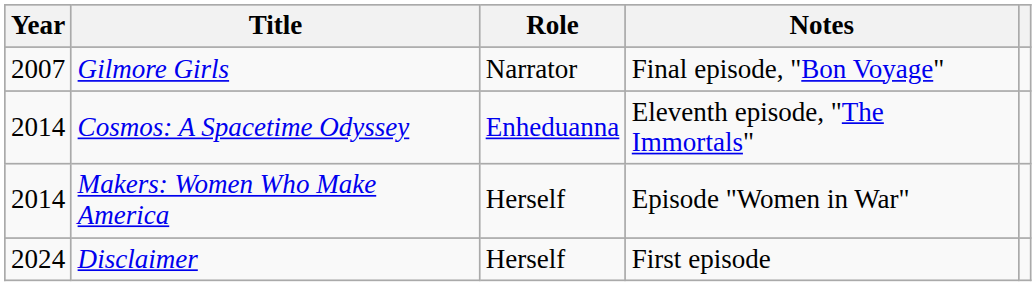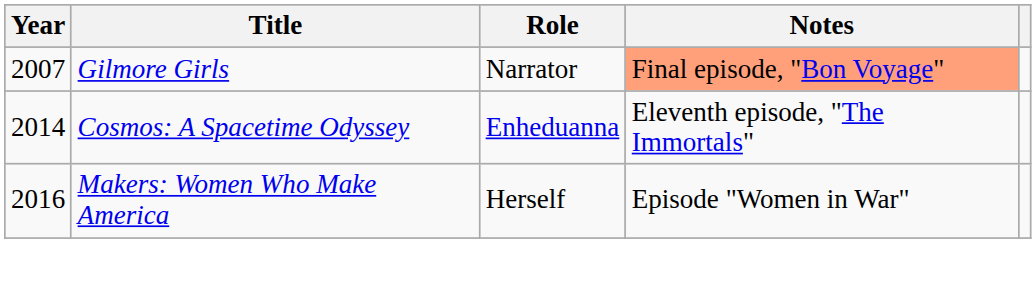(788, 68) no background -> (788, 68) lightsalmon background
(38, 200) 2014 -> (38, 200) 2016
- row: (138, 258)
